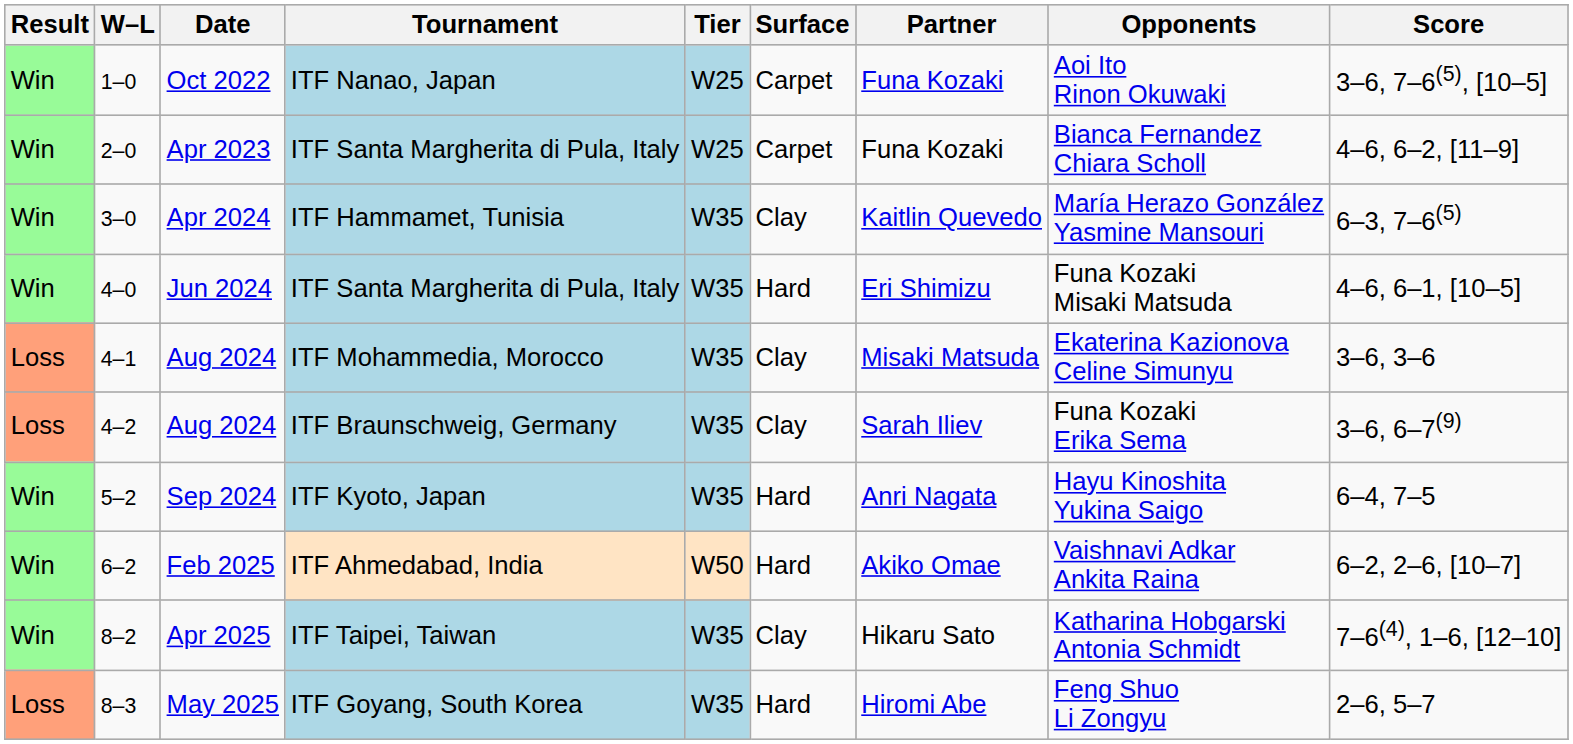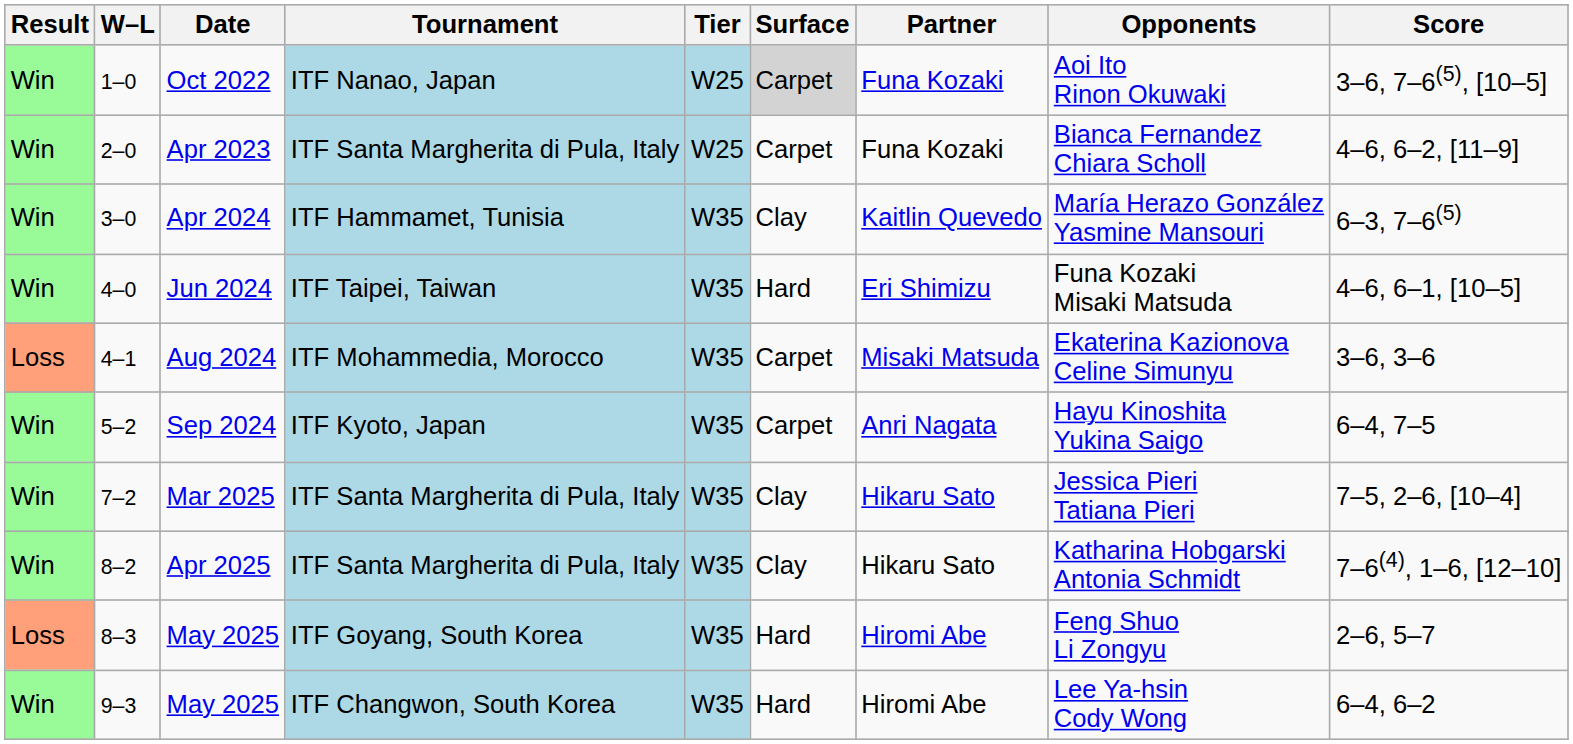(794, 79) no background -> (794, 79) lightgrey background
(485, 288) ITF Santa Margherita di Pula, Italy -> (394, 288) ITF Taipei, Taiwan
(781, 357) Clay -> (794, 357) Carpet
- row: (119, 428)
(783, 496) Hard -> (794, 426) Carpet
- row: (119, 567)
+ row: (119, 497)
(394, 635) ITF Taipei, Taiwan -> (485, 565) ITF Santa Margherita di Pula, Italy
+ row: (119, 706)
